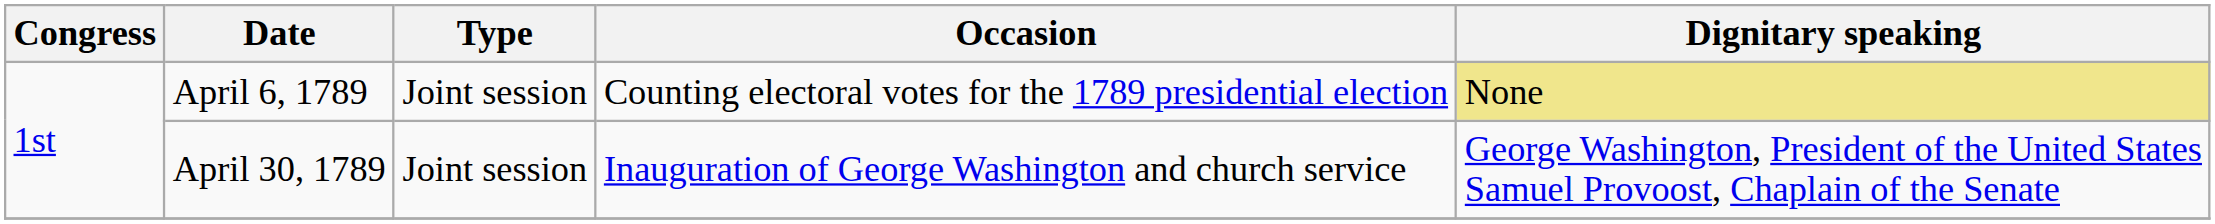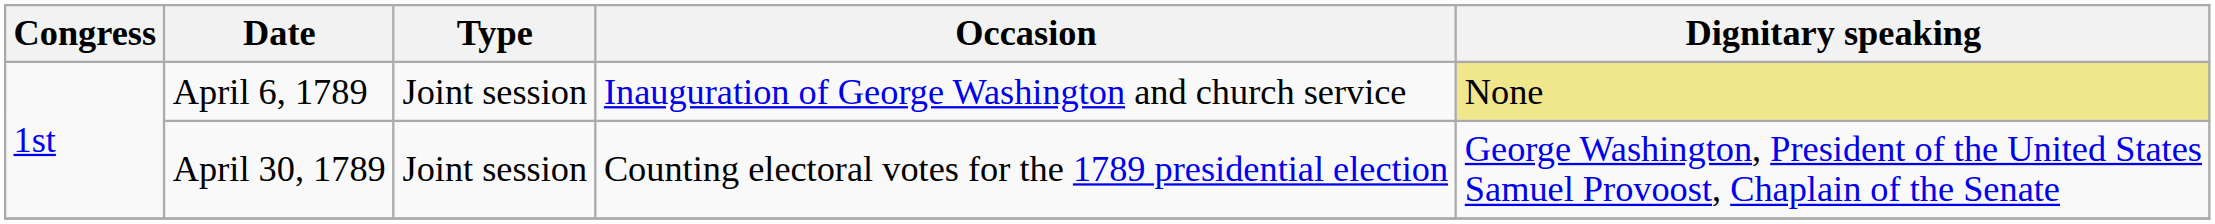(1026, 90) Counting electoral votes for the 1789 presidential election -> (1005, 90) Inauguration of George Washington and church service
(1005, 168) Inauguration of George Washington and church service -> (1026, 168) Counting electoral votes for the 1789 presidential election
